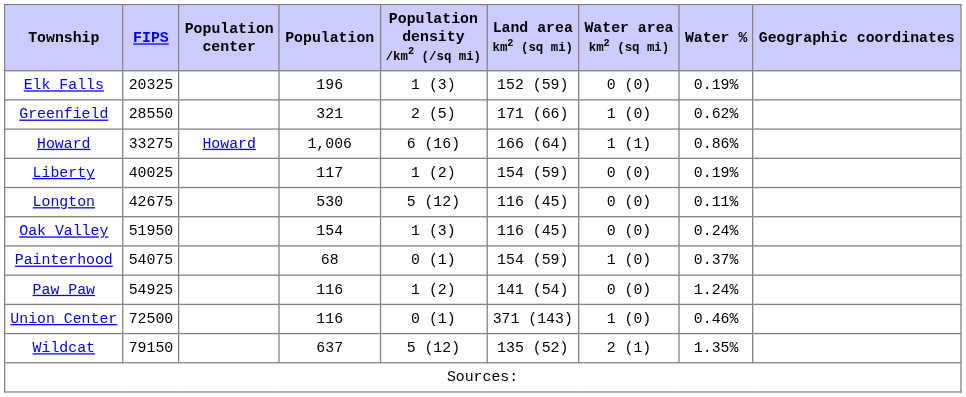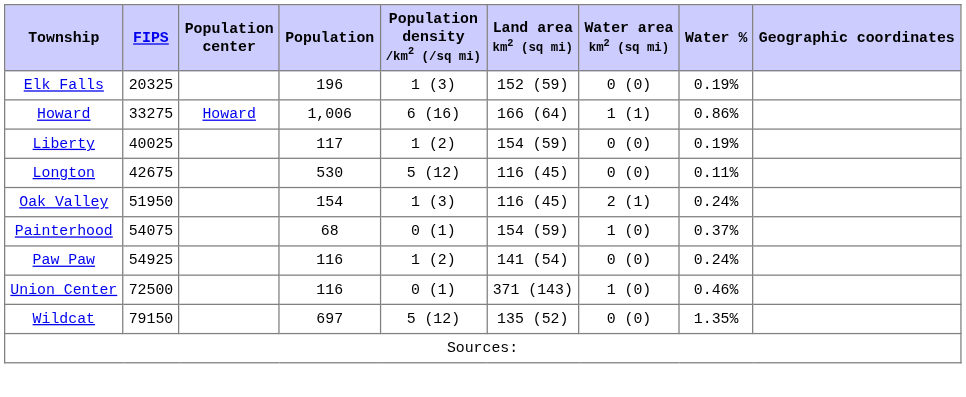- row: (64, 115)
(629, 232) 0 (0) -> (629, 202) 2 (1)
(716, 290) 1.24% -> (716, 261) 0.24%
(330, 348) 637 -> (330, 319) 697
(629, 348) 2 (1) -> (629, 319) 0 (0)
